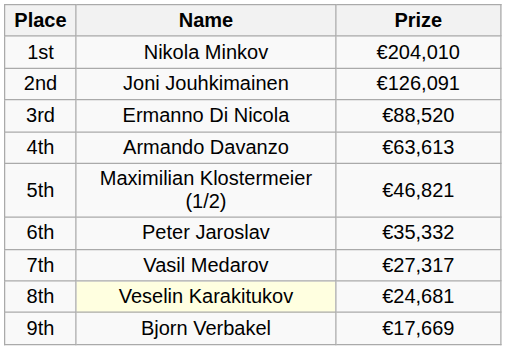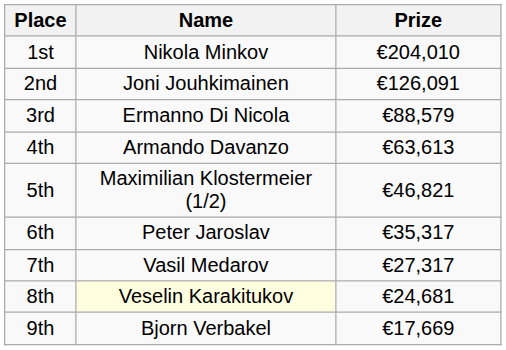(418, 115) €88,520 -> (418, 115) €88,579
(418, 233) €35,332 -> (418, 233) €35,317
